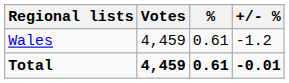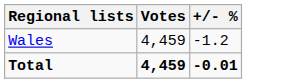- column: (211, 17)
